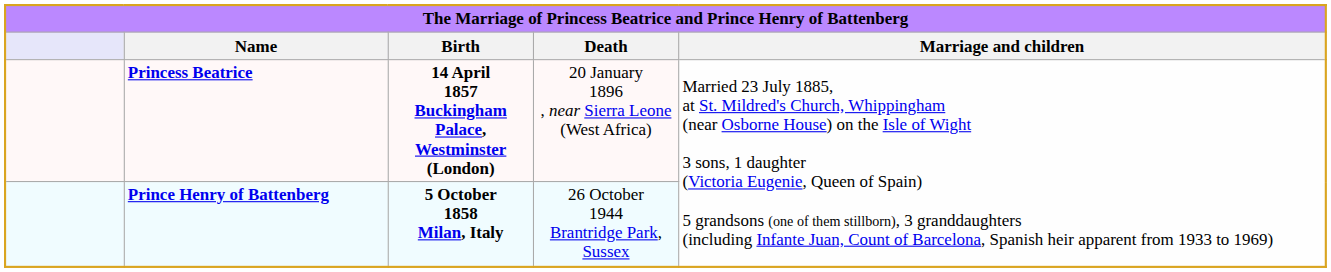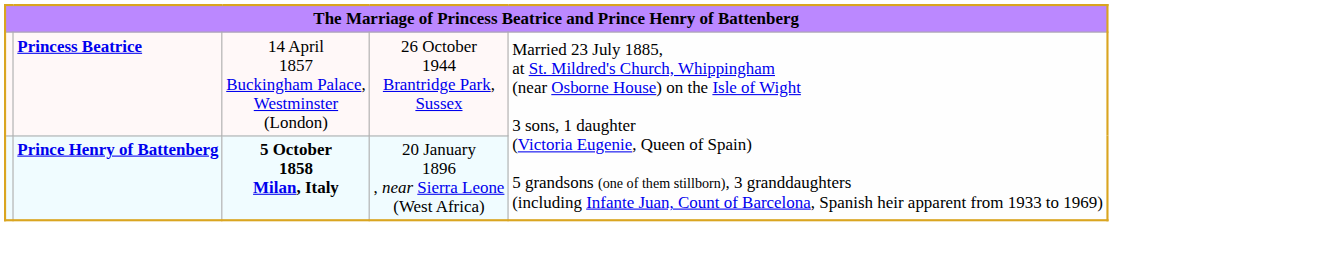- row: (256, 45)
(461, 120) bold -> (296, 84) normal
(606, 101) 20 January 1896 , near Sierra Leone (West Africa) -> (439, 74) 26 October 1944 Brantridge Park, Sussex
(606, 223) 26 October 1944 Brantridge Park, Sussex -> (439, 177) 20 January 1896 , near Sierra Leone (West Africa)
